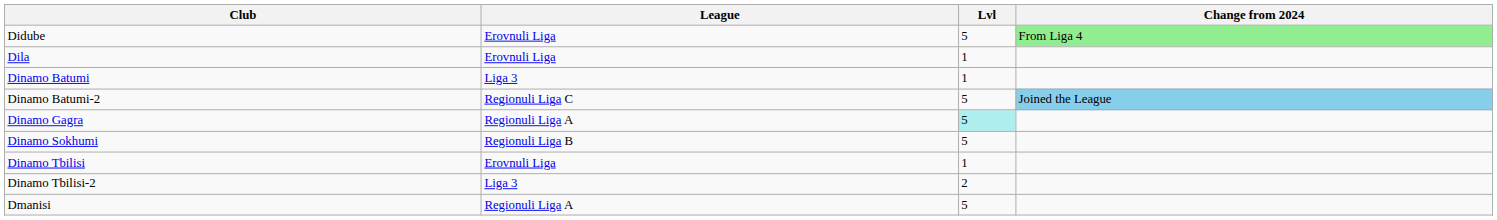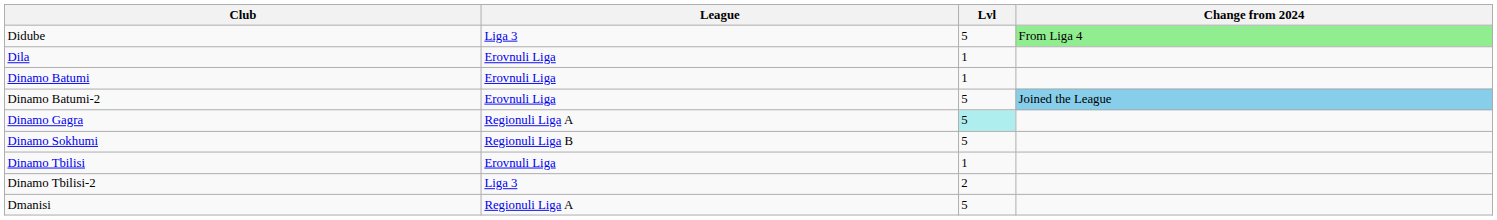(520, 35) Erovnuli Liga -> (501, 35) Liga 3
(501, 77) Liga 3 -> (520, 77) Erovnuli Liga
(529, 99) Regionuli Liga C -> (520, 99) Erovnuli Liga
